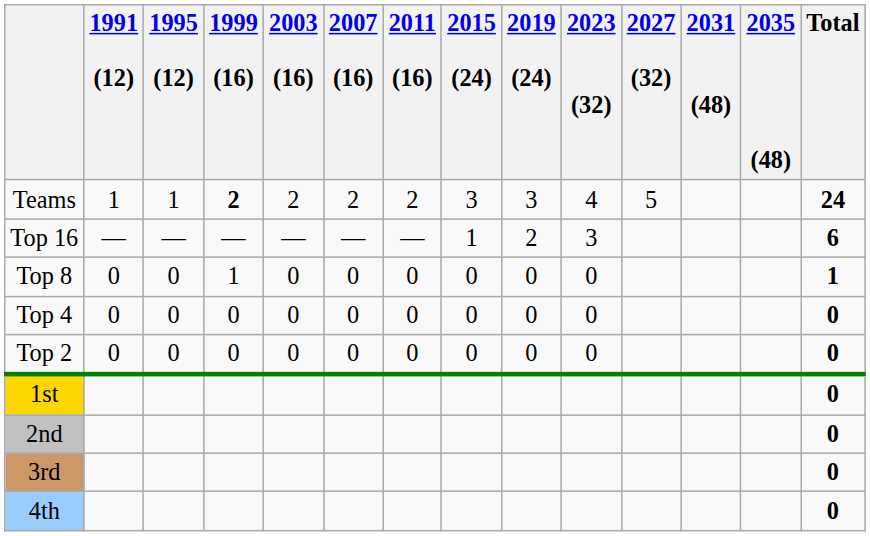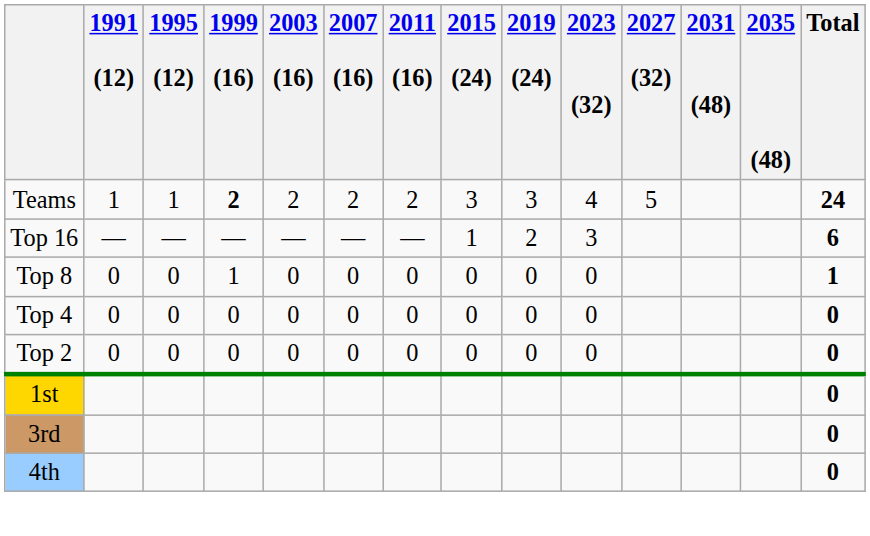- row: (44, 433)
